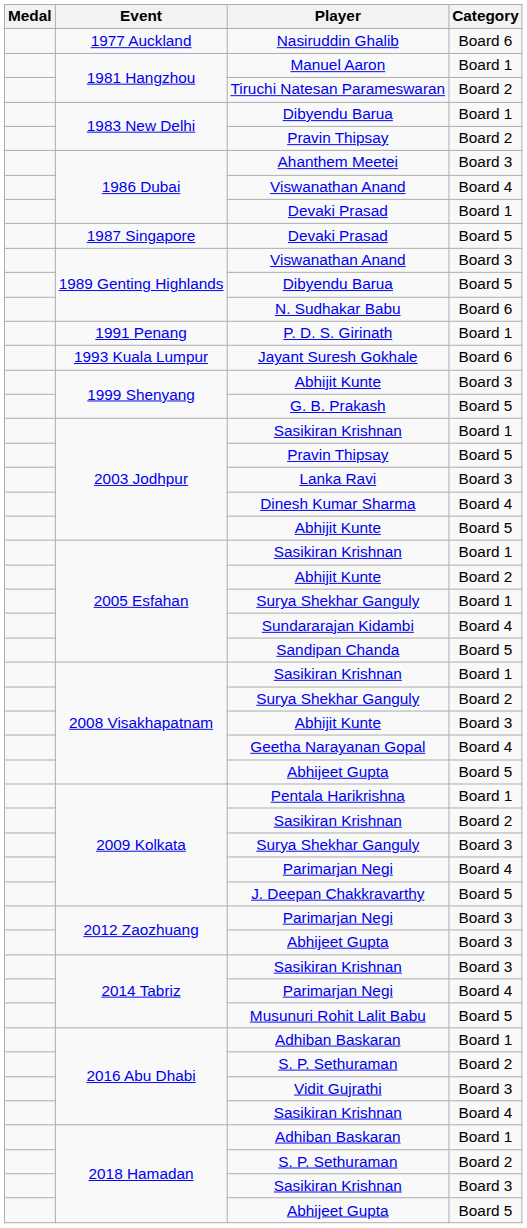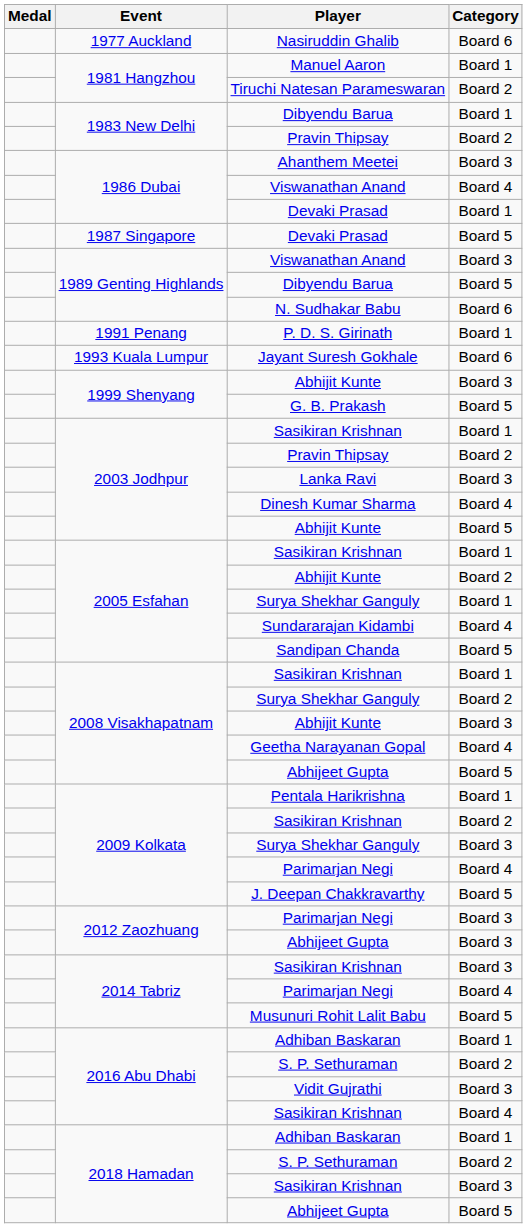(485, 455) Board 5 -> (485, 455) Board 2
